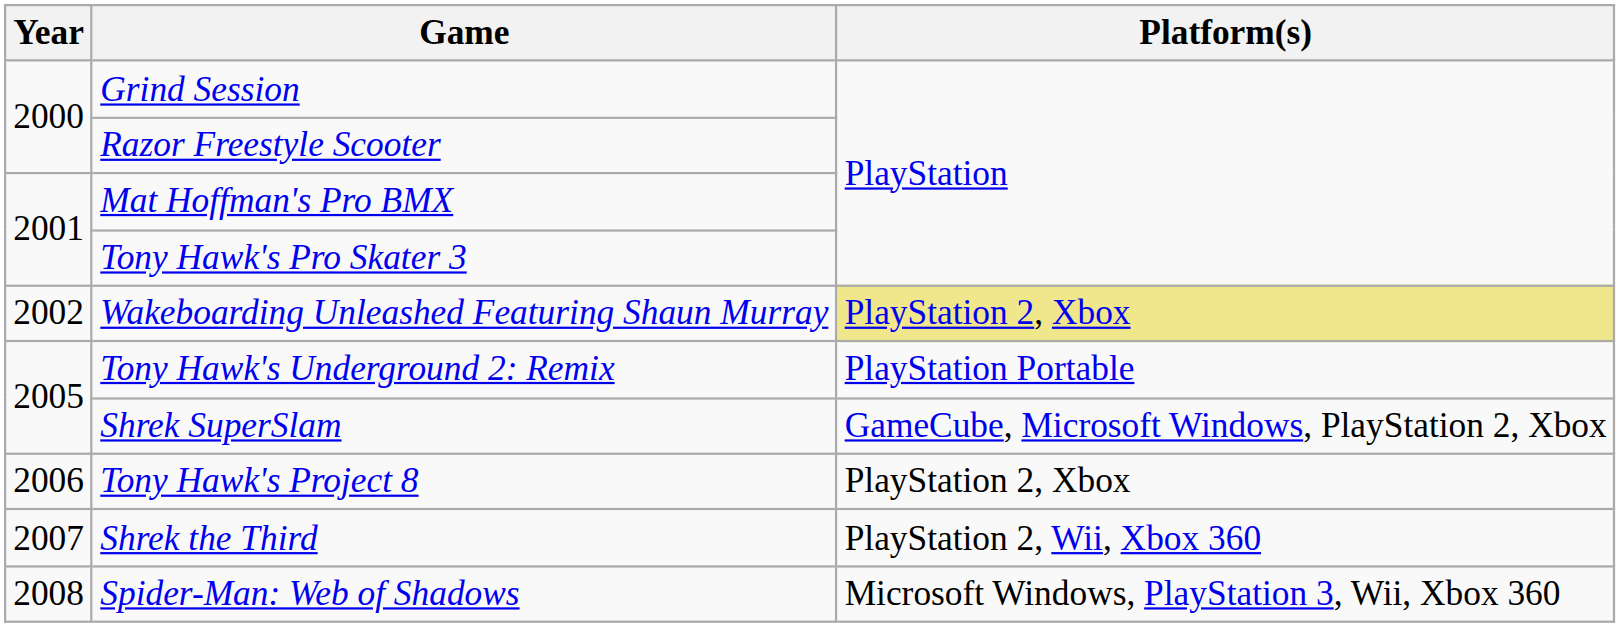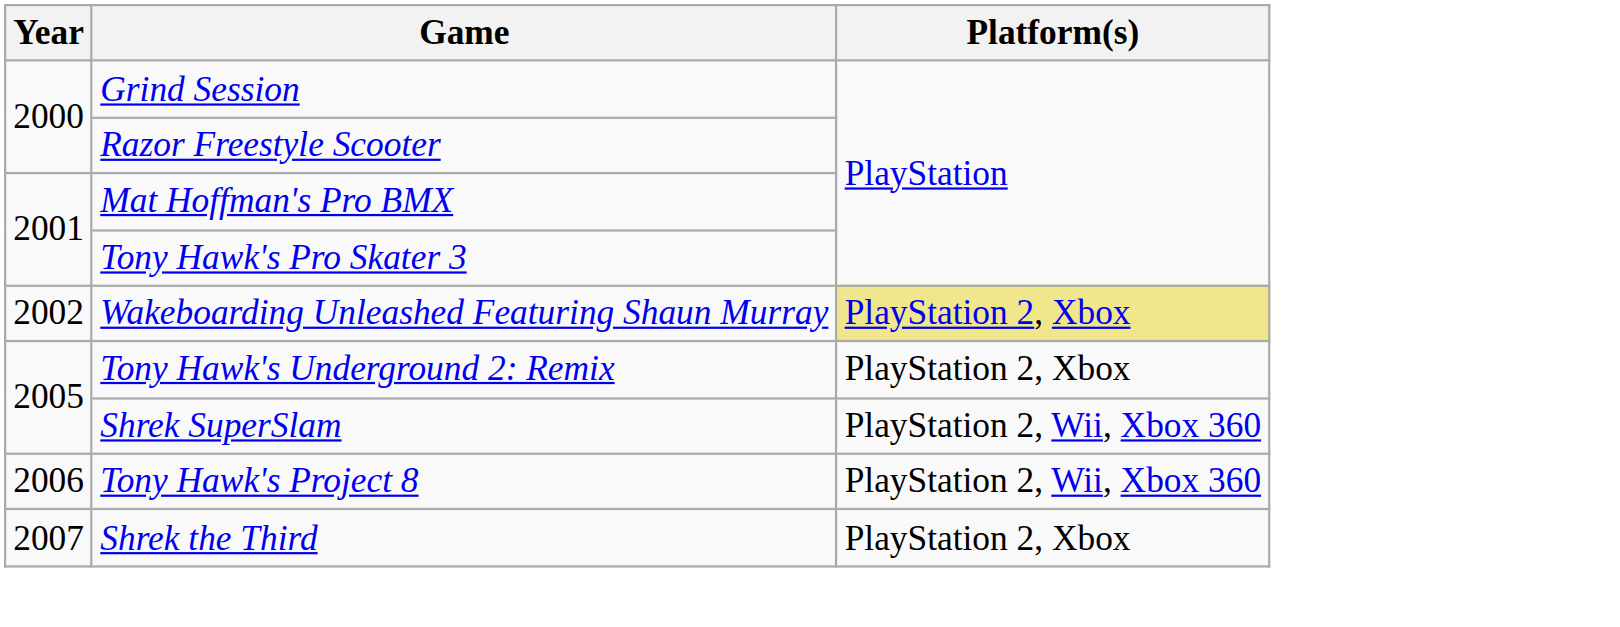(990, 369) PlayStation Portable -> (988, 369) PlayStation 2, Xbox
(1226, 425) GameCube, Microsoft Windows, PlayStation 2, Xbox -> (1053, 425) PlayStation 2, Wii, Xbox 360
(988, 481) PlayStation 2, Xbox -> (1053, 481) PlayStation 2, Wii, Xbox 360
(1053, 537) PlayStation 2, Wii, Xbox 360 -> (988, 537) PlayStation 2, Xbox
- row: (310, 593)
